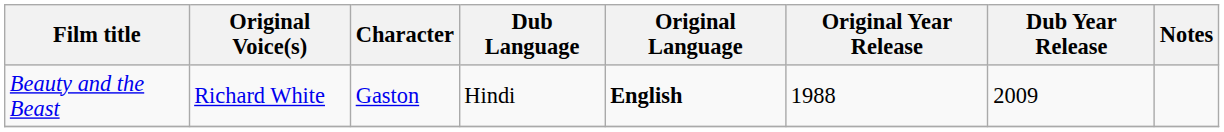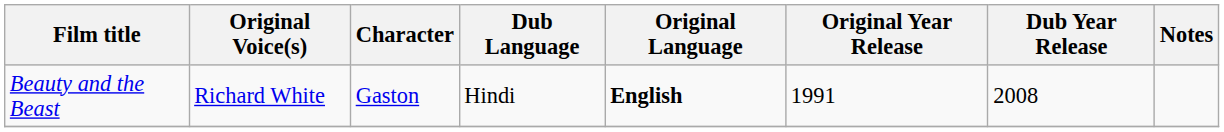(813, 95) 1988 -> (813, 95) 1991
(1016, 95) 2009 -> (1016, 95) 2008
